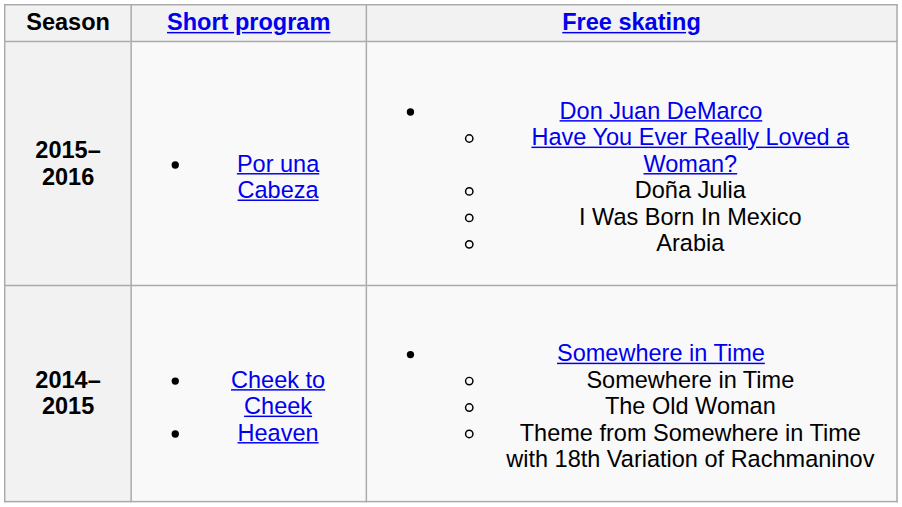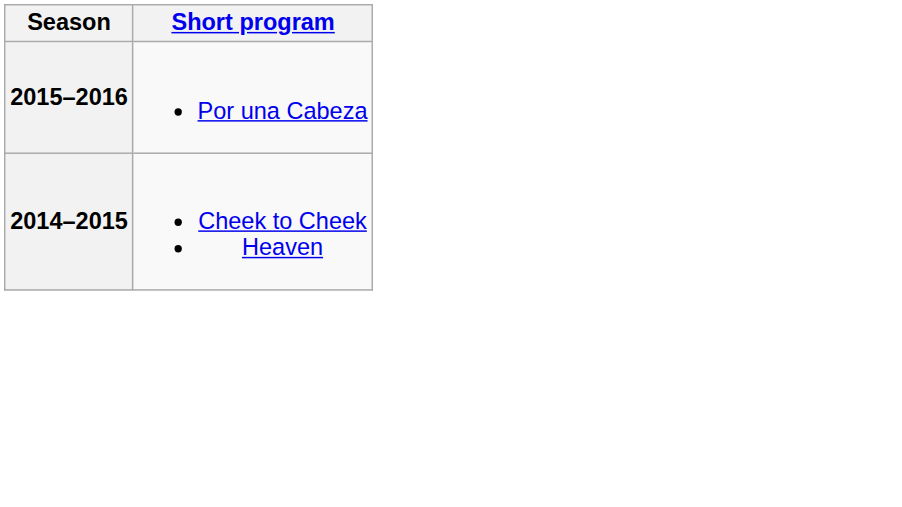- column: (632, 23)
